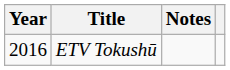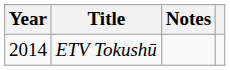(28, 49) 2016 -> (28, 49) 2014
